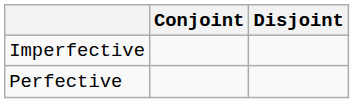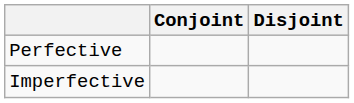rows swapped: (77, 51) <-> (66, 82)
